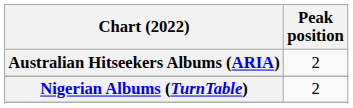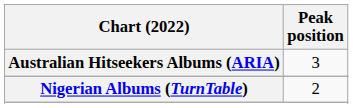(316, 62) 2 -> (316, 62) 3
